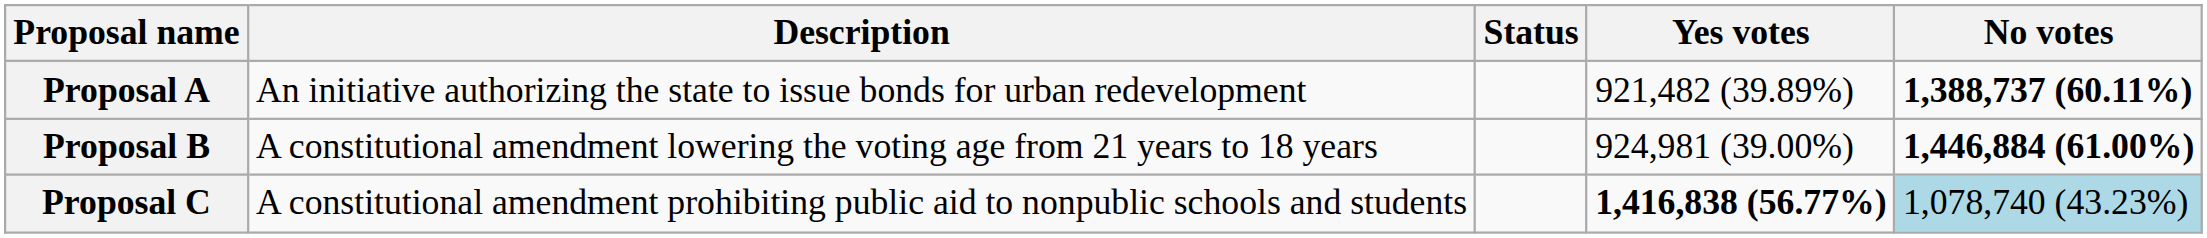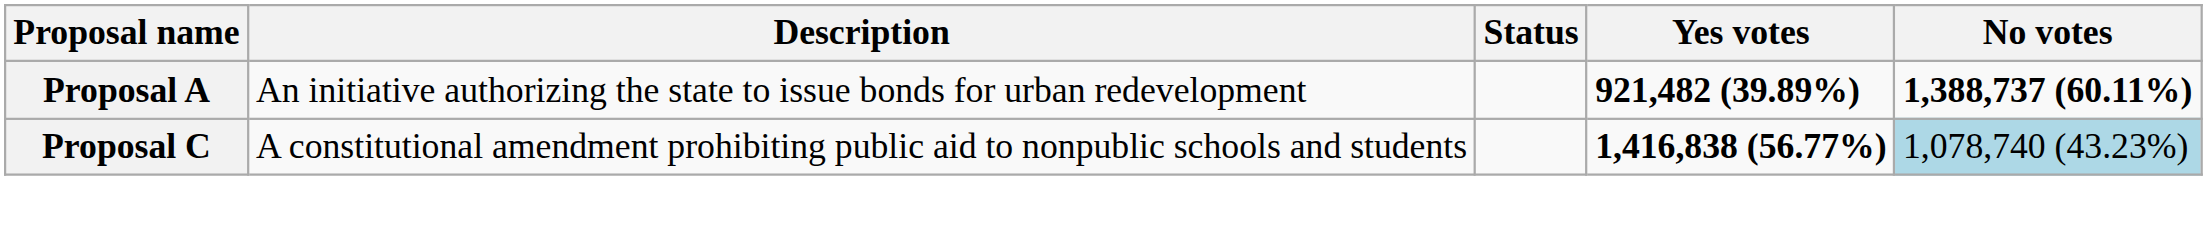(1724, 89) normal -> (1727, 89) bold
- row: (126, 145)
